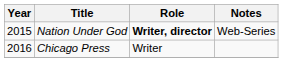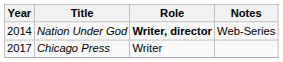(19, 31) 2015 -> (19, 31) 2014
(19, 48) 2016 -> (19, 48) 2017
